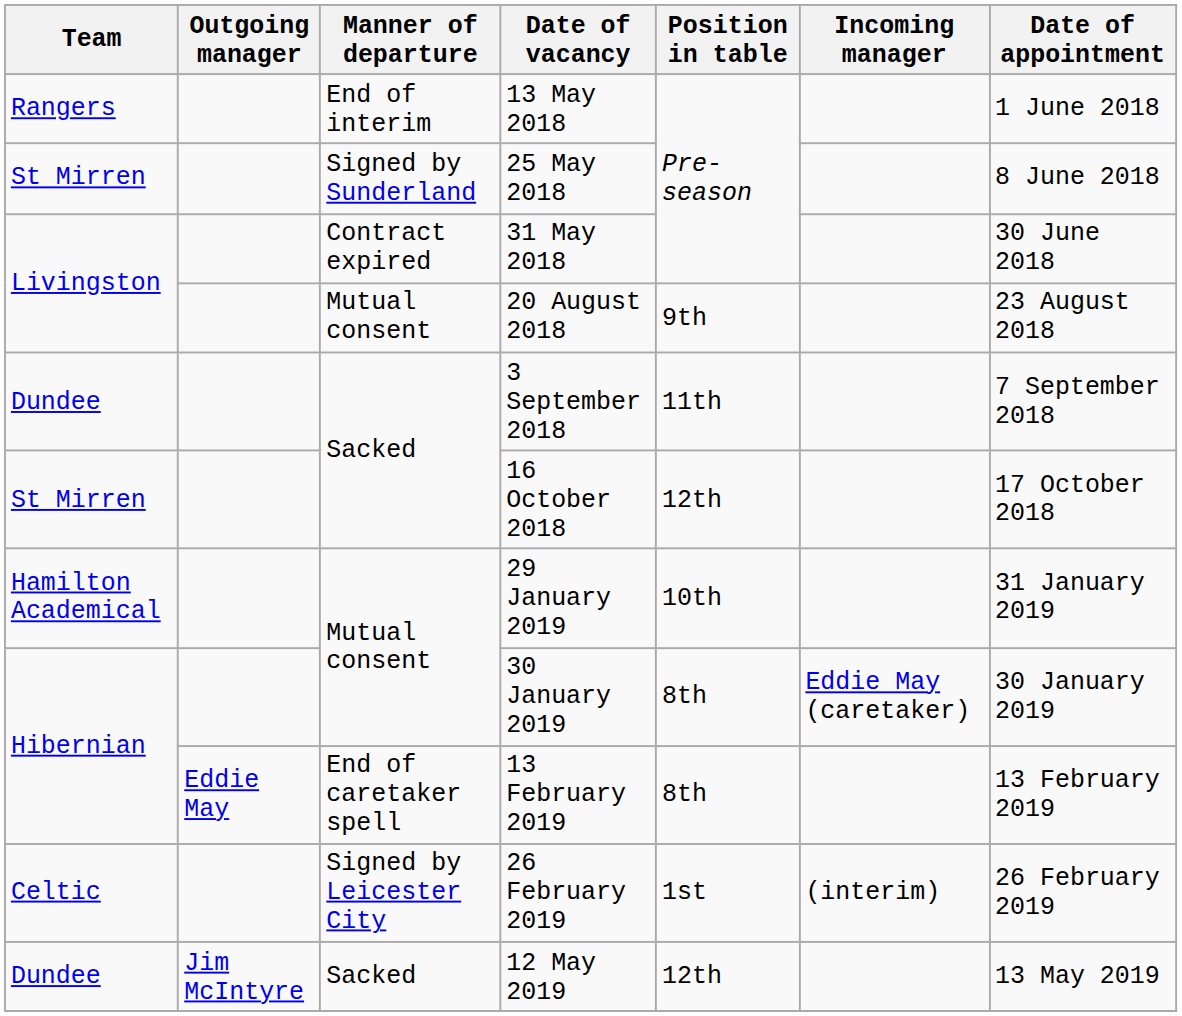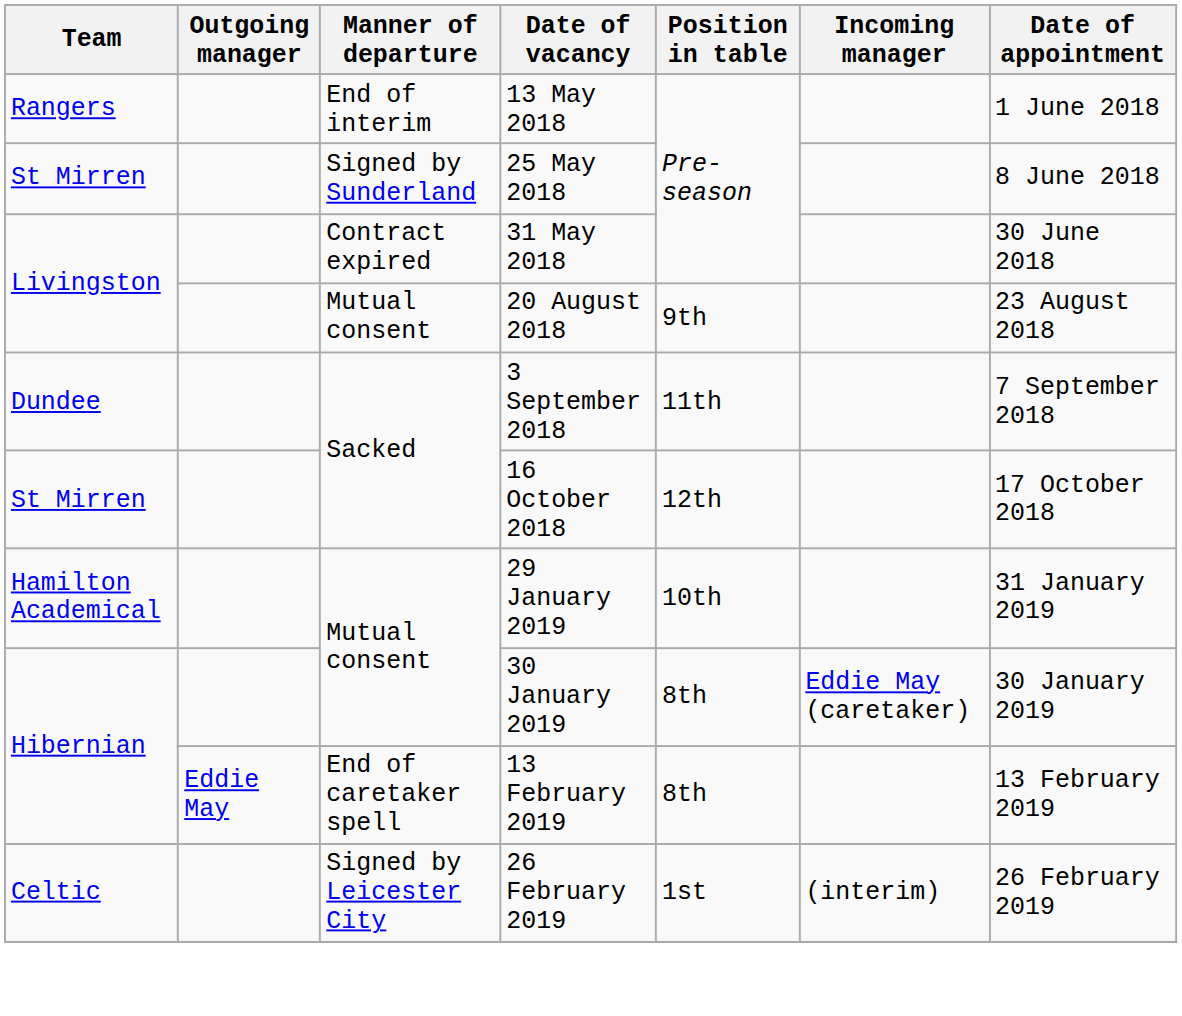- row: (551, 977)
